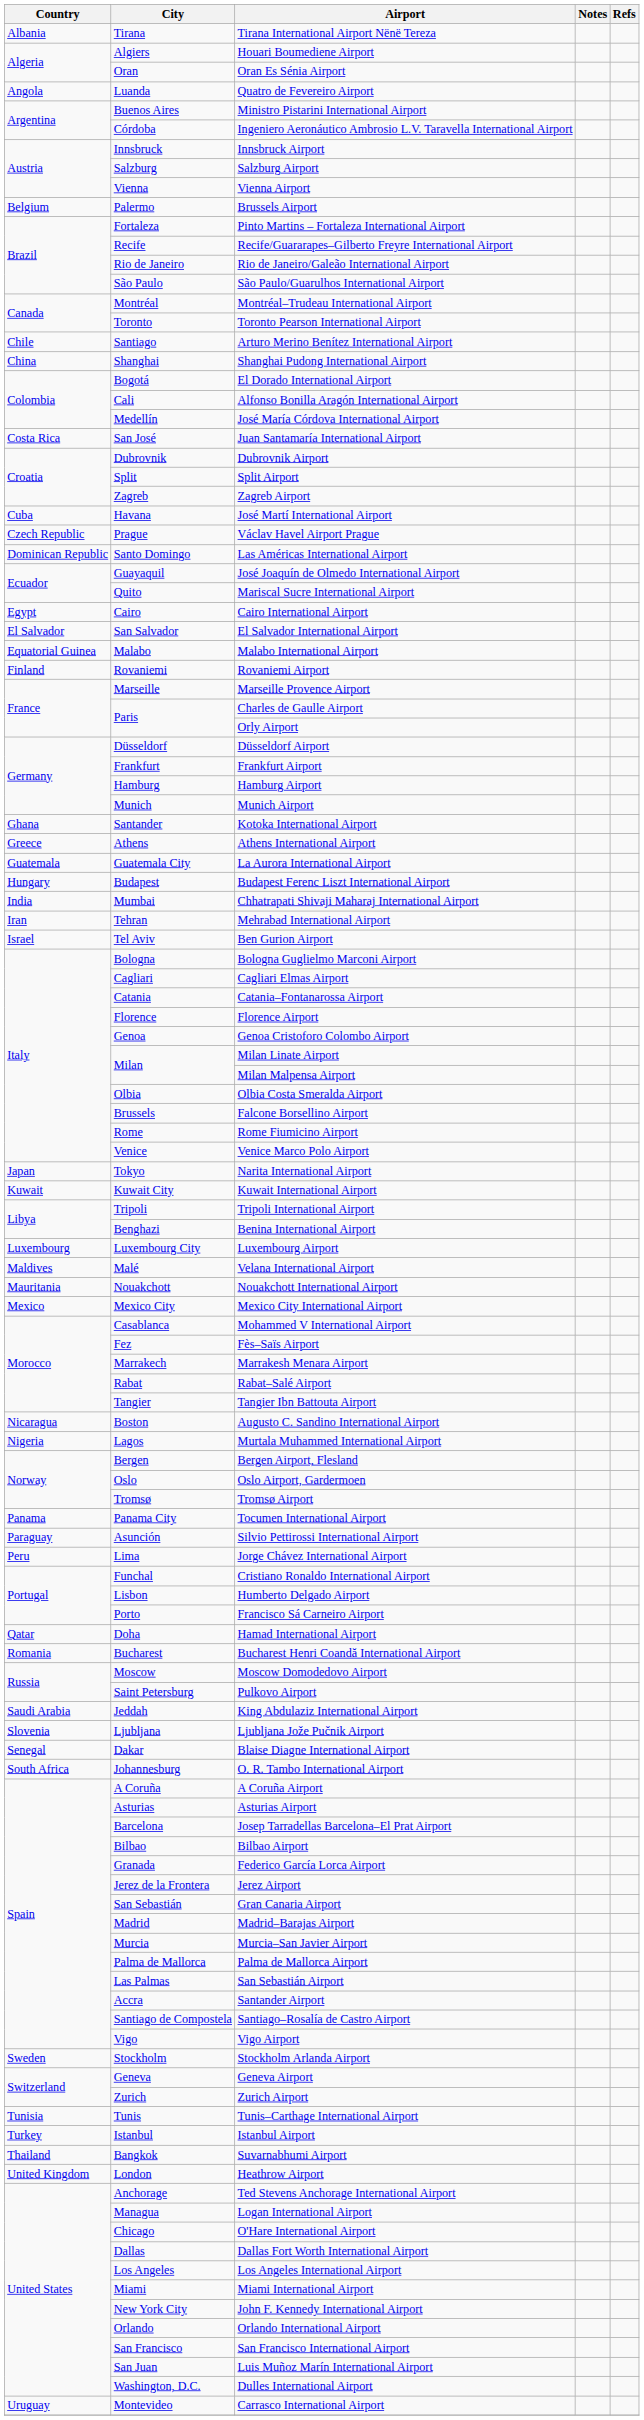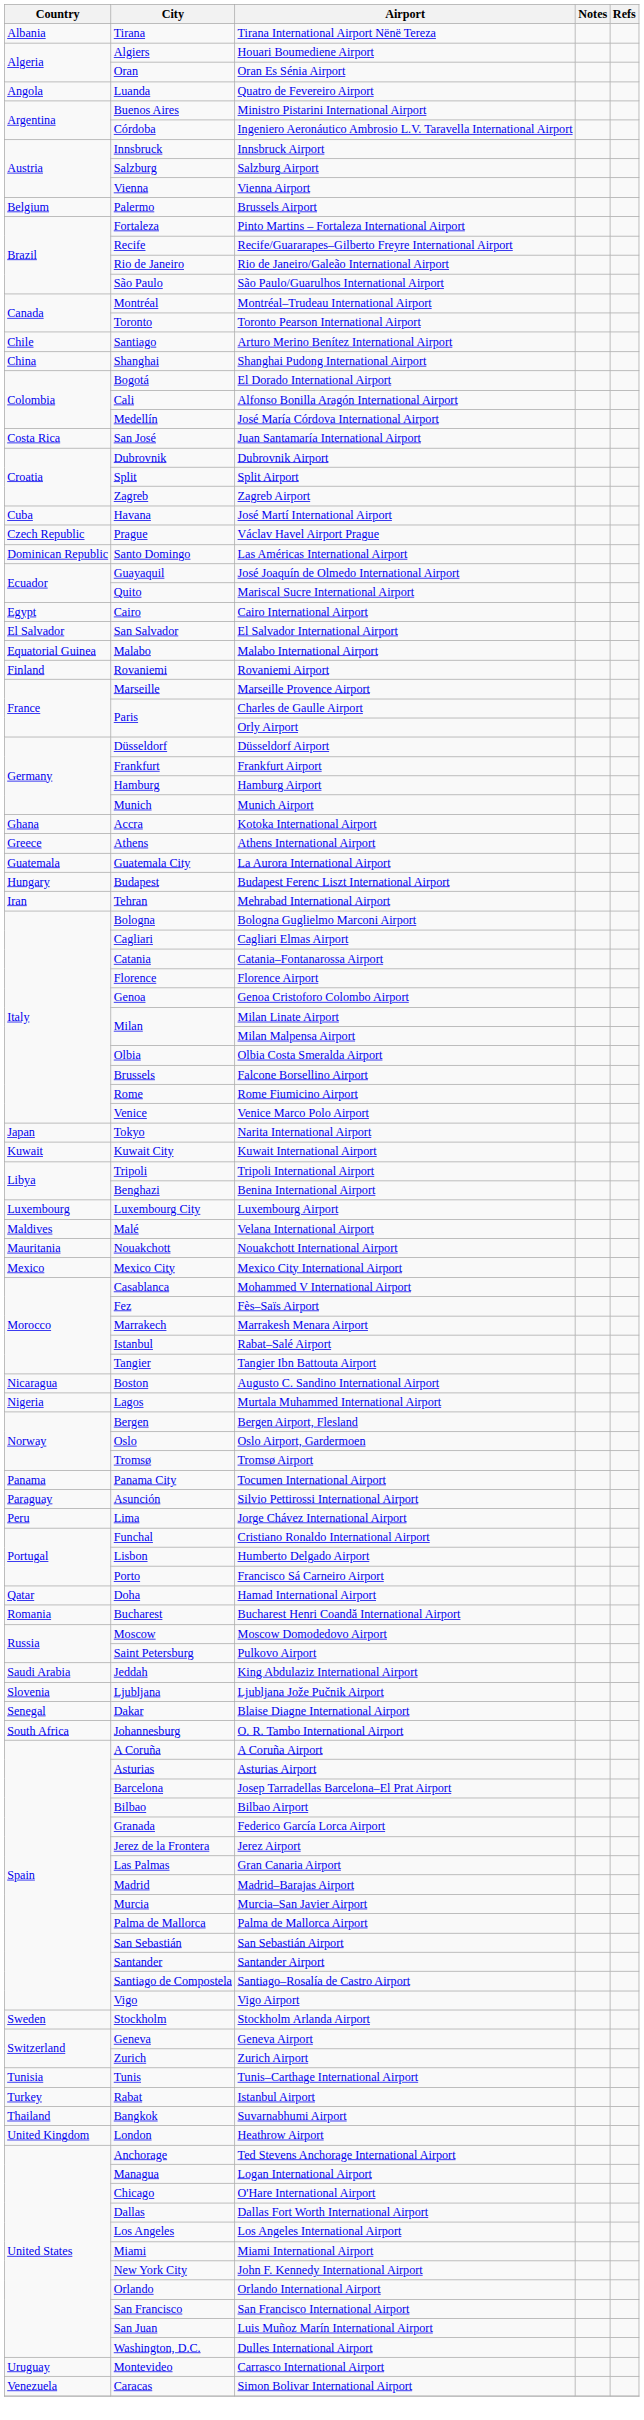(138, 824) Santander -> (128, 824) Accra
- row: (358, 901)
- row: (285, 939)
(128, 1383) Rabat -> (133, 1344) Istanbul
(148, 1904) San Sebastián -> (142, 1865) Las Palmas
(142, 1981) Las Palmas -> (148, 1942) San Sebastián
(128, 2000) Accra -> (138, 1961) Santander
(133, 2135) Istanbul -> (128, 2096) Rabat
+ row: (325, 2386)
